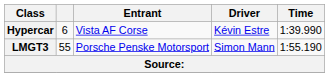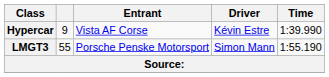(65, 30) 6 -> (65, 30) 9
